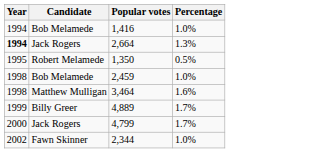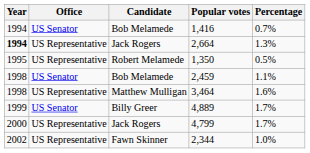+ column: (69, 12)
(185, 28) 1.0% -> (265, 28) 0.7%
(185, 76) 1.0% -> (265, 76) 1.1%
